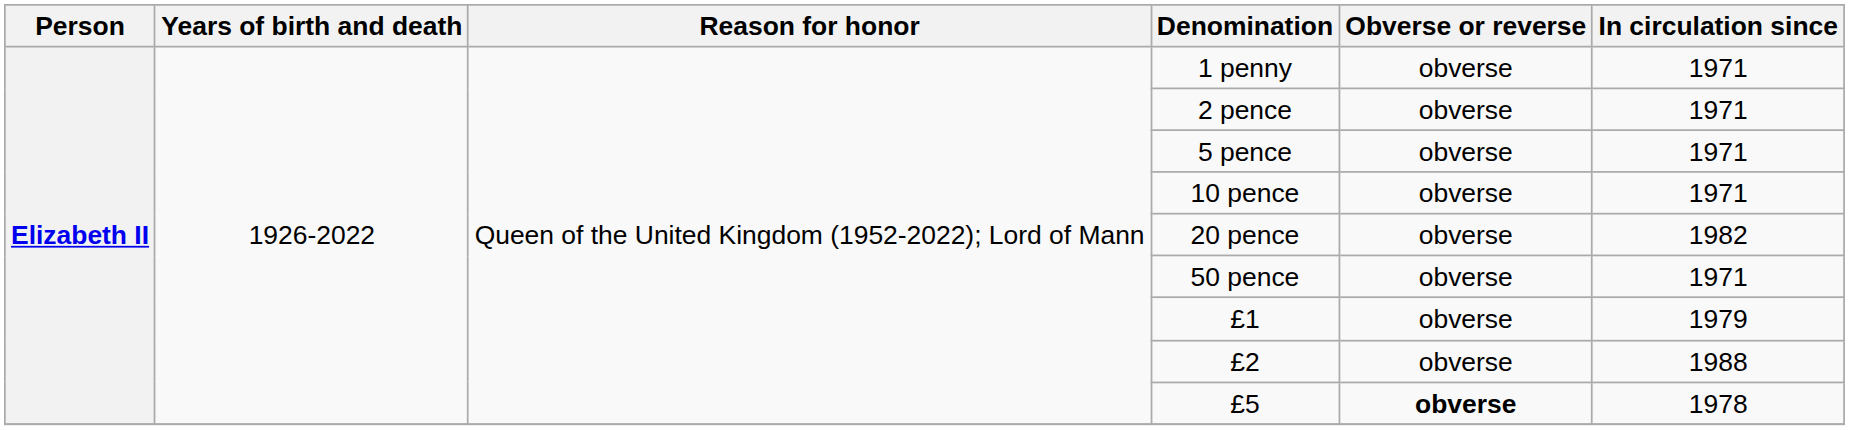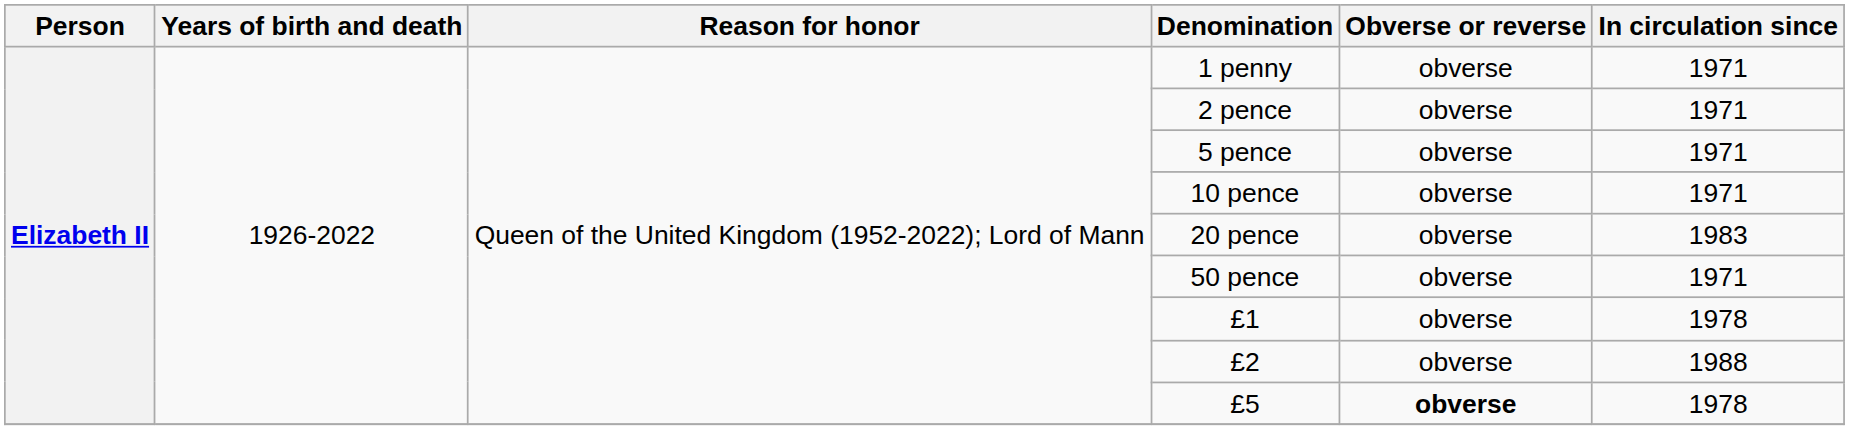(1718, 235) 1982 -> (1718, 235) 1983
(1718, 319) 1979 -> (1718, 319) 1978
